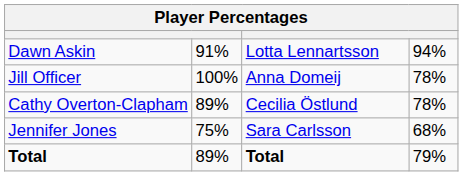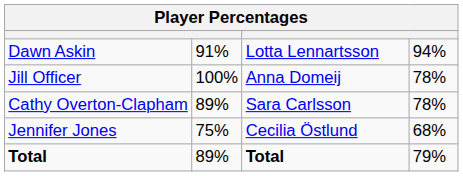(302, 104) Cecilia Östlund -> (298, 104) Sara Carlsson
(298, 130) Sara Carlsson -> (302, 130) Cecilia Östlund
